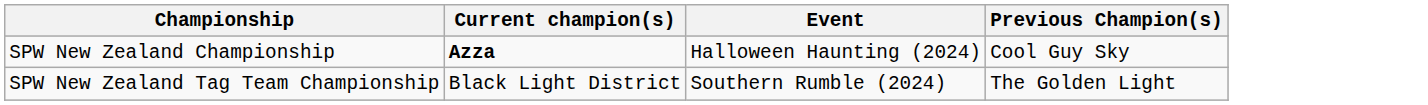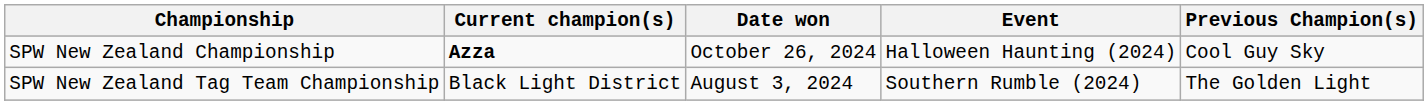+ column: (783, 21)
